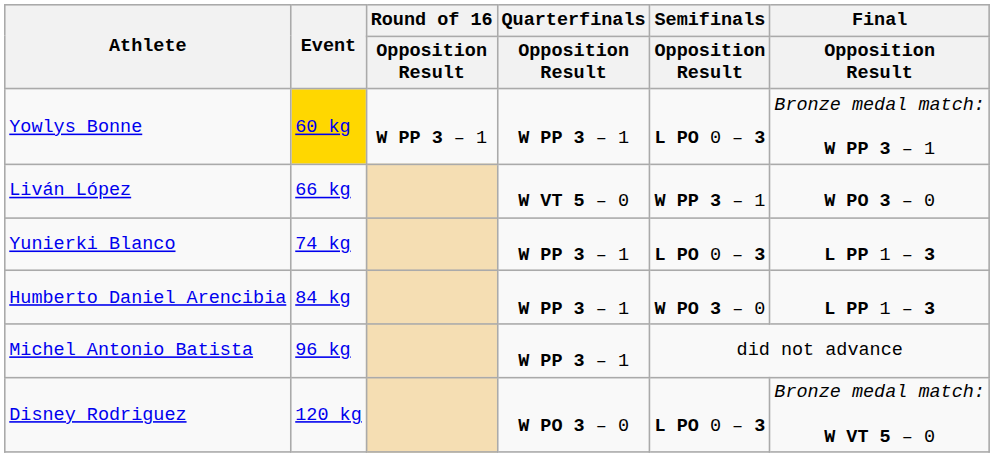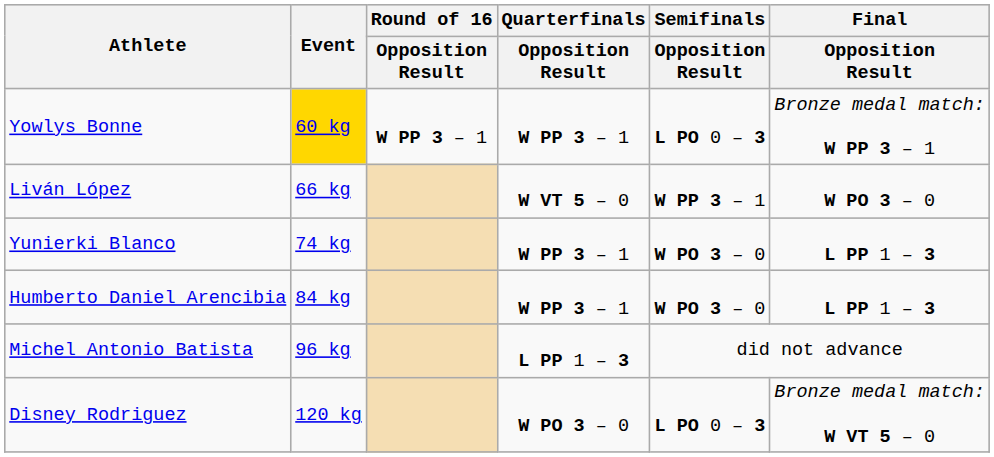(710, 255) L PO 0 – 3 -> (710, 255) W PO 3 – 0
(574, 361) W PP 3 – 1 -> (574, 361) L PP 1 – 3
